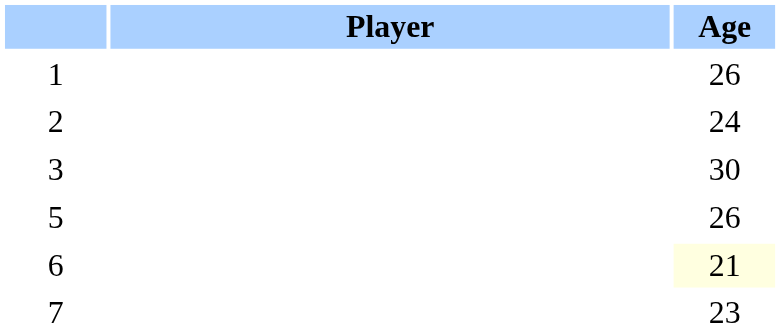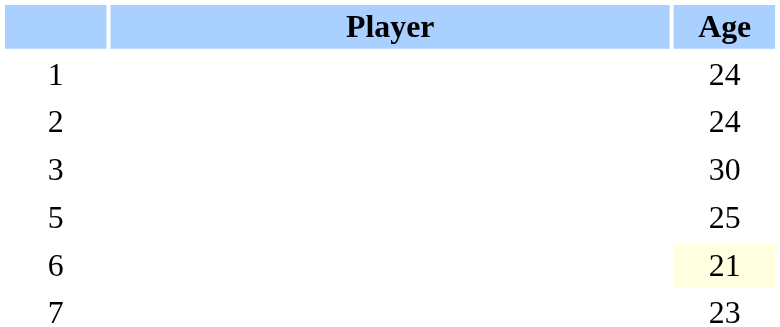(725, 74) 26 -> (725, 74) 24
(725, 217) 26 -> (725, 217) 25
